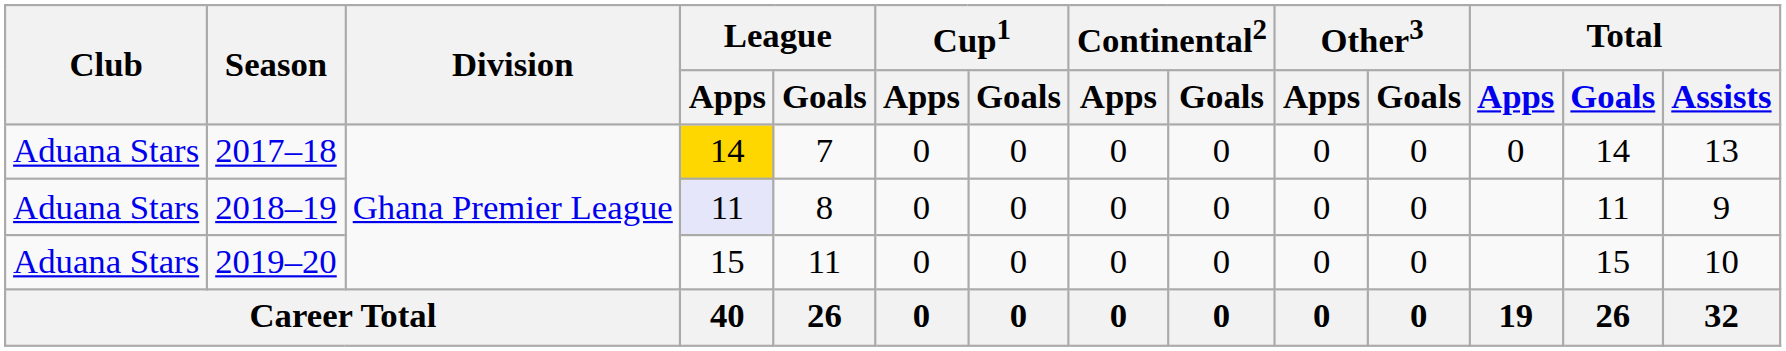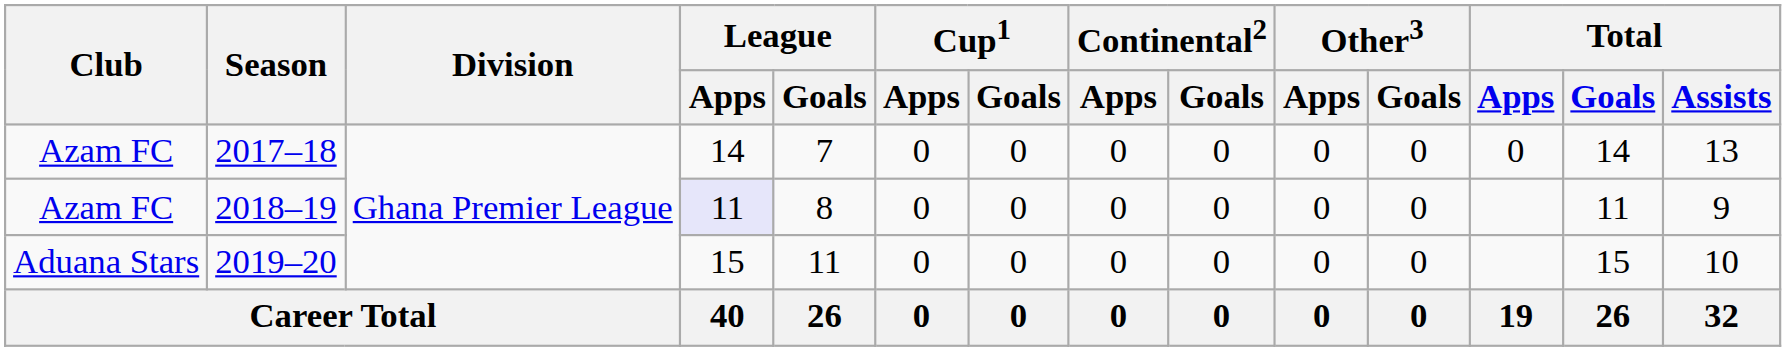(106, 151) Aduana Stars -> (106, 151) Azam FC
(727, 151) gold background -> (727, 151) no background
(106, 206) Aduana Stars -> (106, 206) Azam FC
